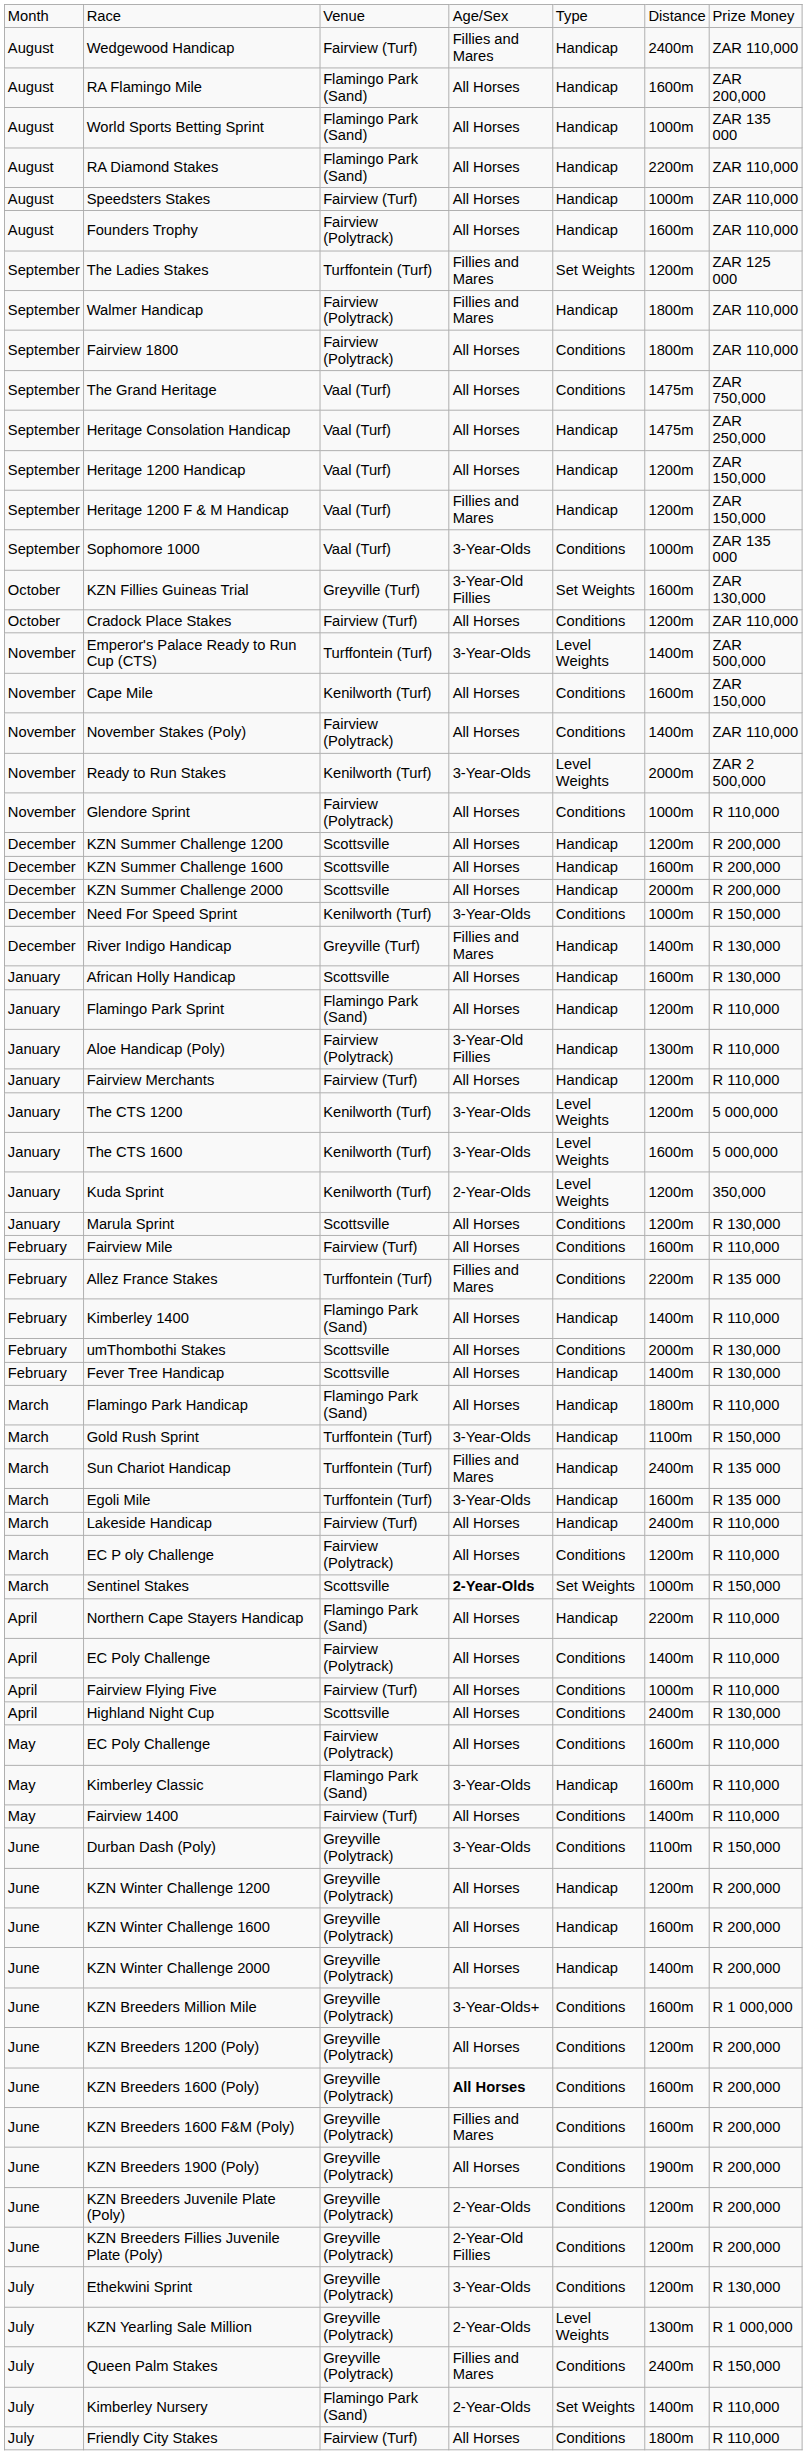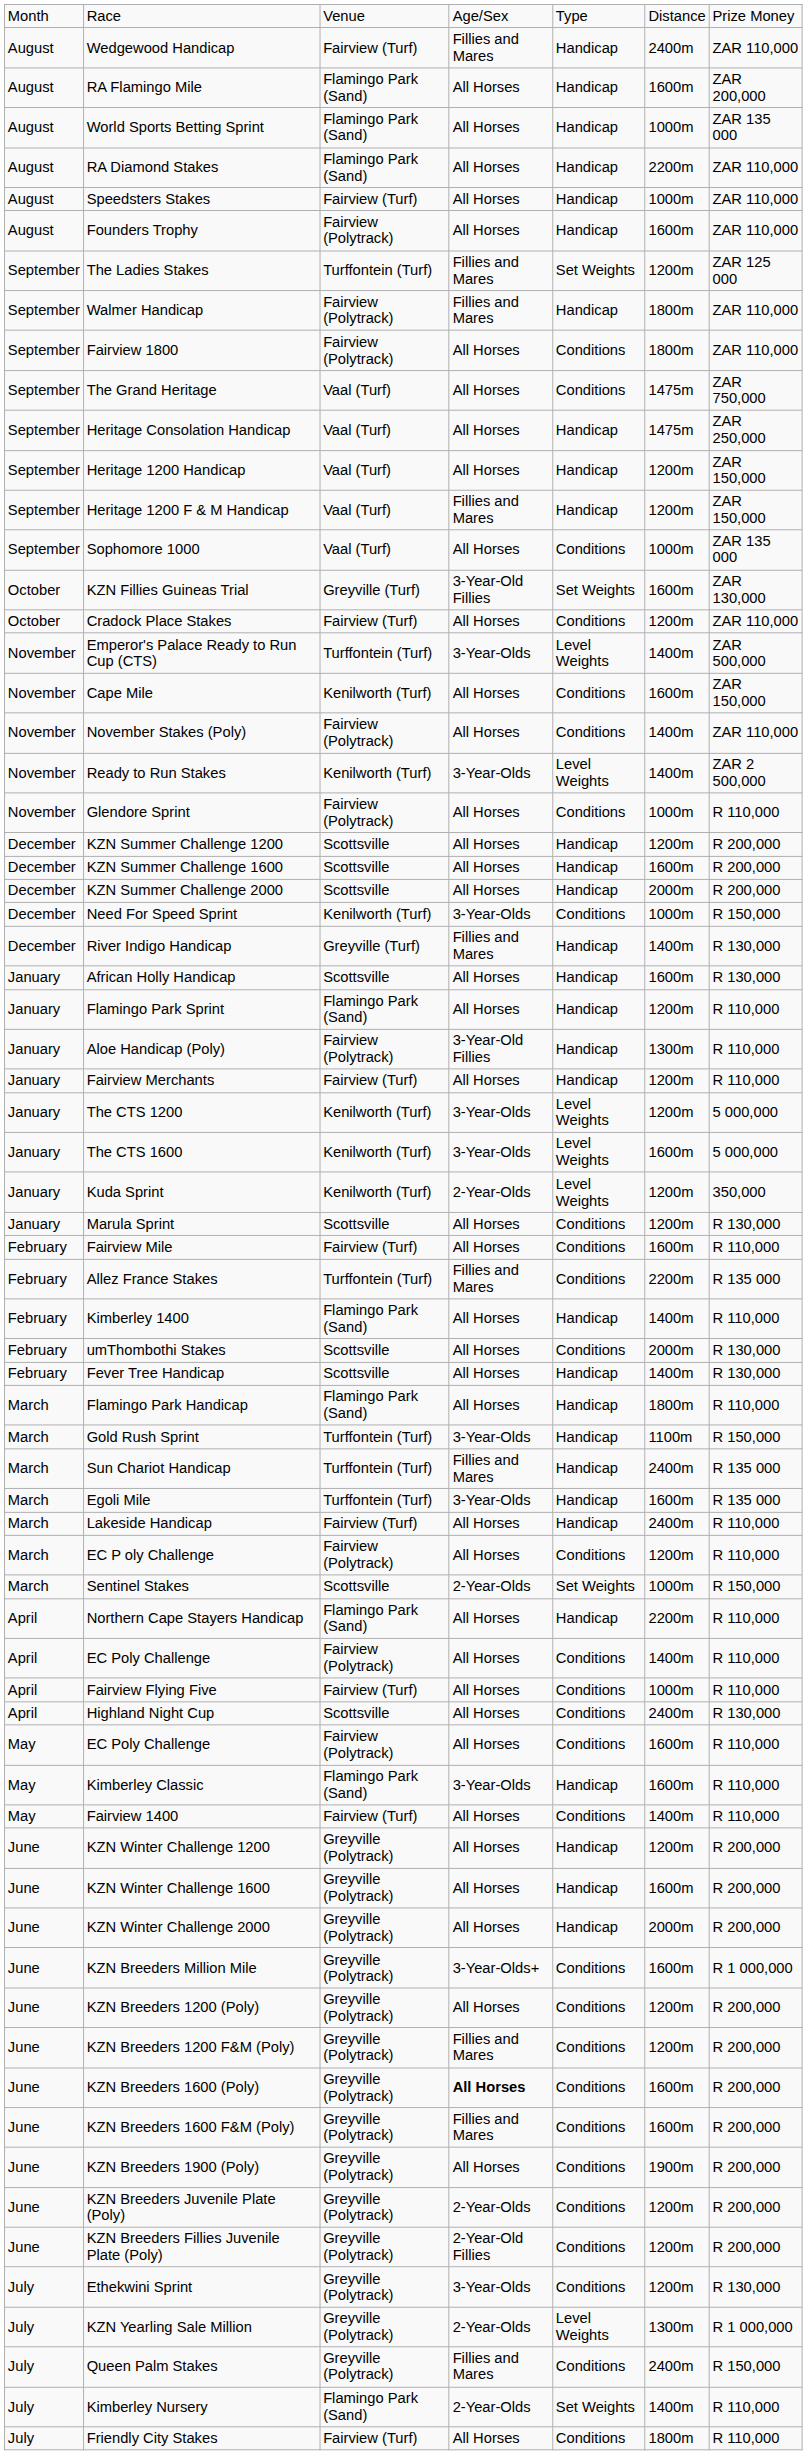(492, 550) 3-Year-Olds -> (486, 550) All Horses
(671, 772) 2000m -> (671, 772) 1400m
(494, 1586) bold -> (492, 1586) normal
- row: (24, 1848)
(671, 1967) 1400m -> (671, 1927) 2000m
+ row: (24, 2047)
